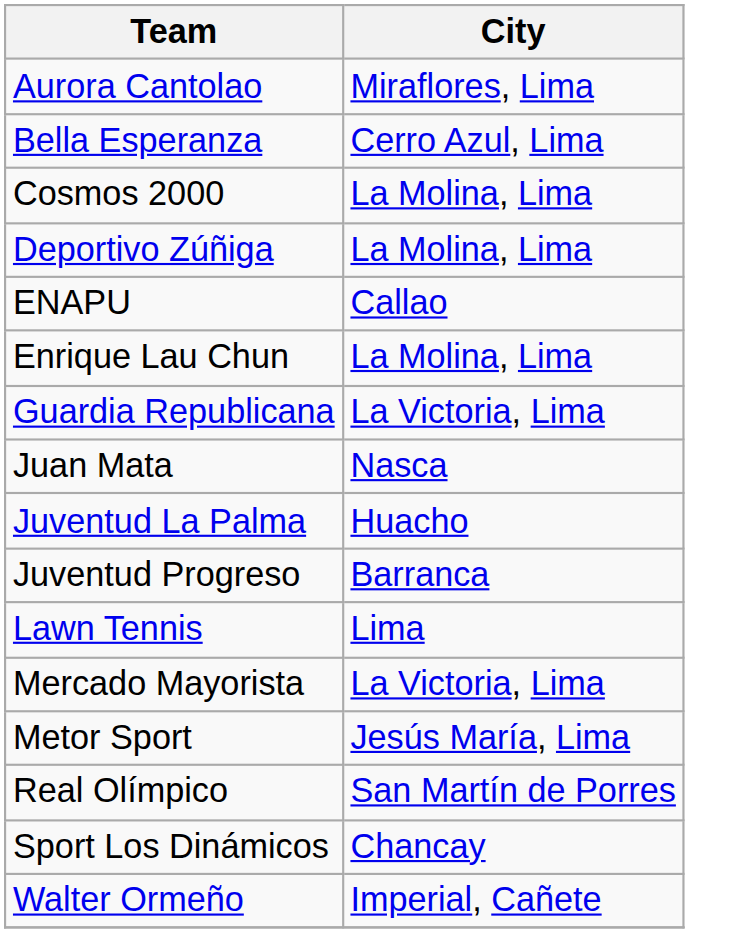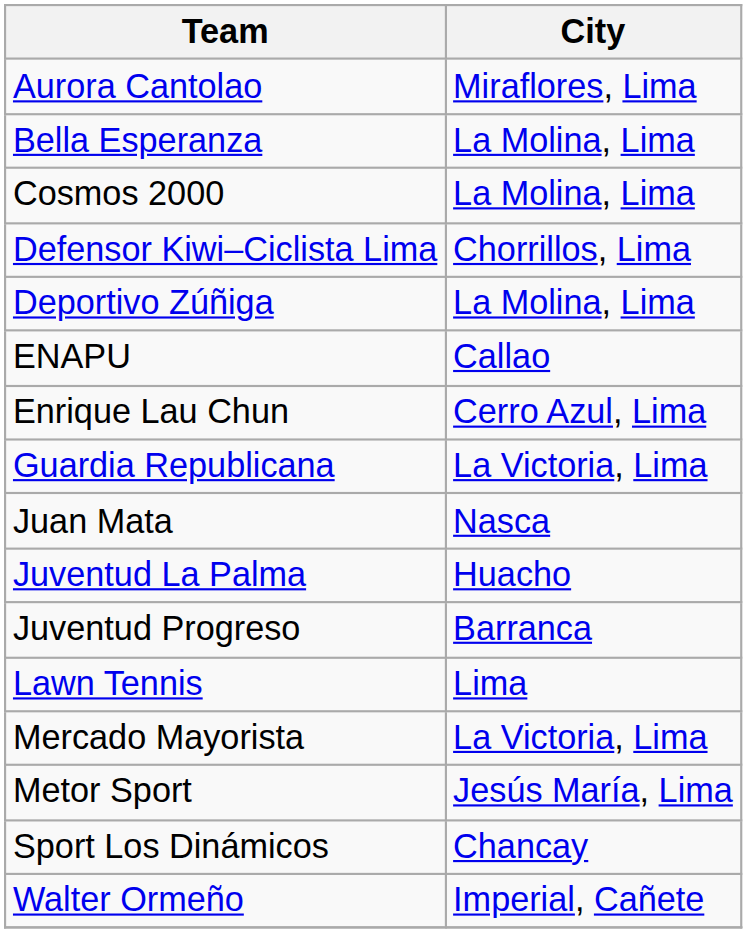(477, 140) Cerro Azul, Lima -> (574, 140) La Molina, Lima
+ row: (225, 248)
(471, 357) La Molina, Lima -> (580, 411) Cerro Azul, Lima
- row: (120, 791)
